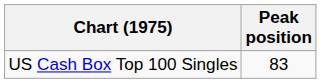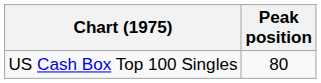(279, 64) 83 -> (279, 64) 80
